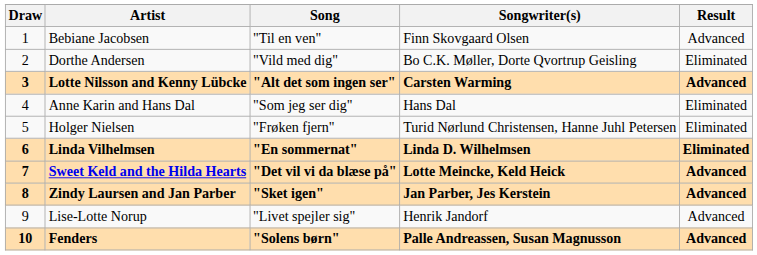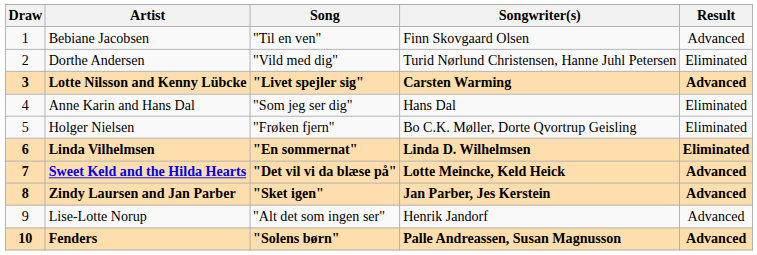(520, 60) Bo C.K. Møller, Dorte Qvortrup Geisling -> (540, 60) Turid Nørlund Christensen, Hanne Juhl Petersen
(324, 82) "Alt det som ingen ser" -> (309, 82) "Livet spejler sig"
(540, 127) Turid Nørlund Christensen, Hanne Juhl Petersen -> (520, 127) Bo C.K. Møller, Dorte Qvortrup Geisling
(304, 216) "Livet spejler sig" -> (319, 216) "Alt det som ingen ser"
